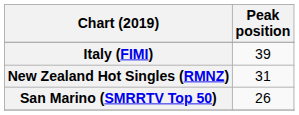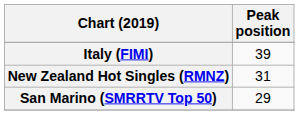(263, 98) 26 -> (263, 98) 29
